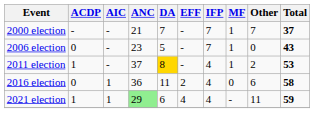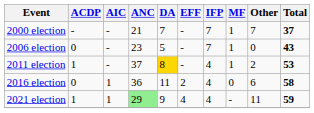(162, 99) 6 -> (162, 99) 9
